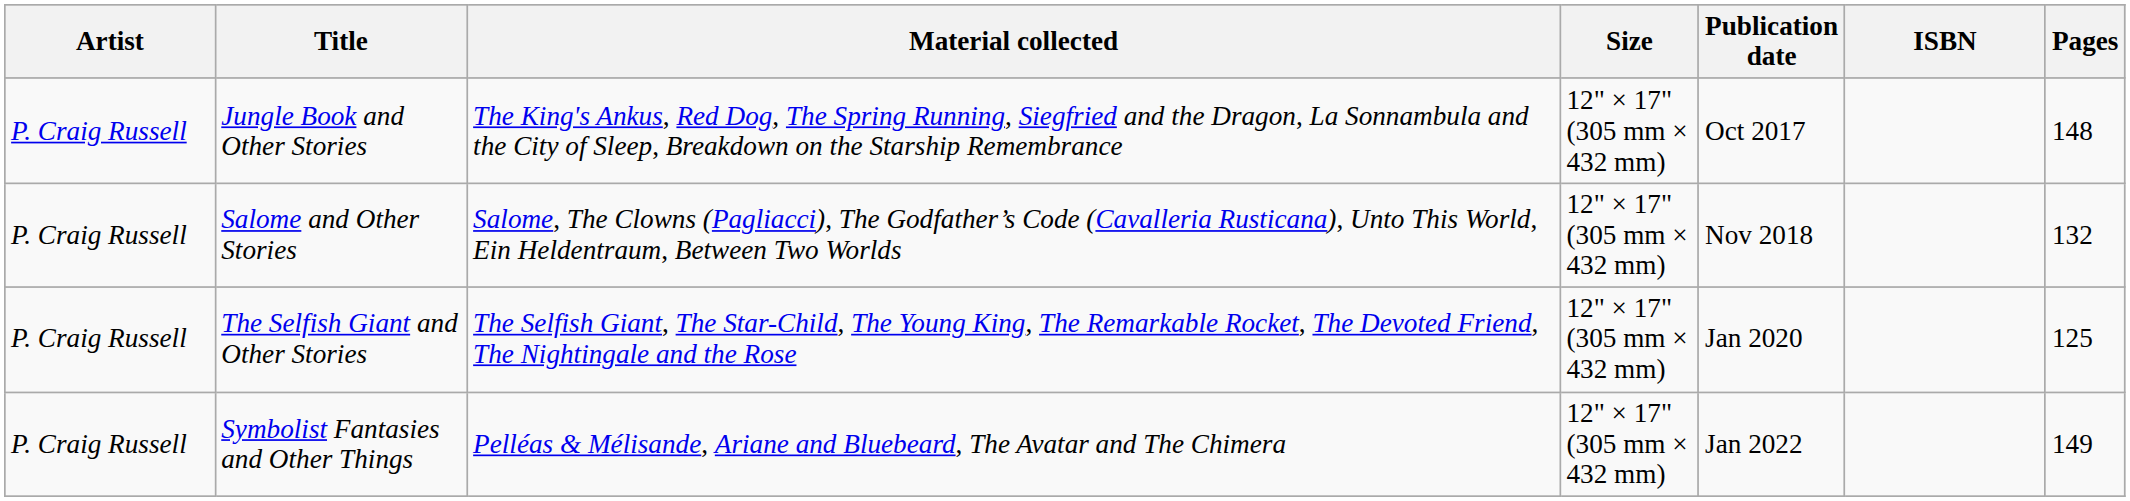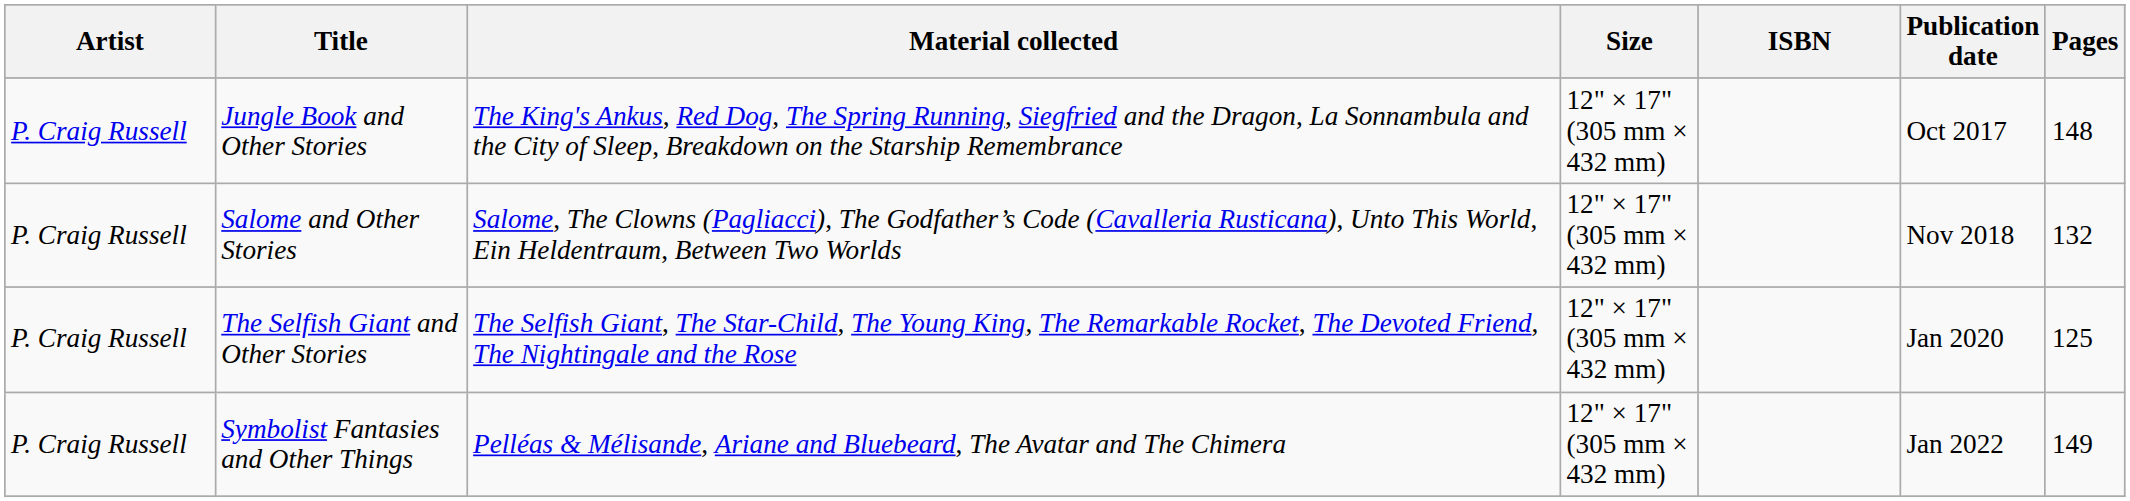columns swapped: (1945, 41) <-> (1772, 41)
